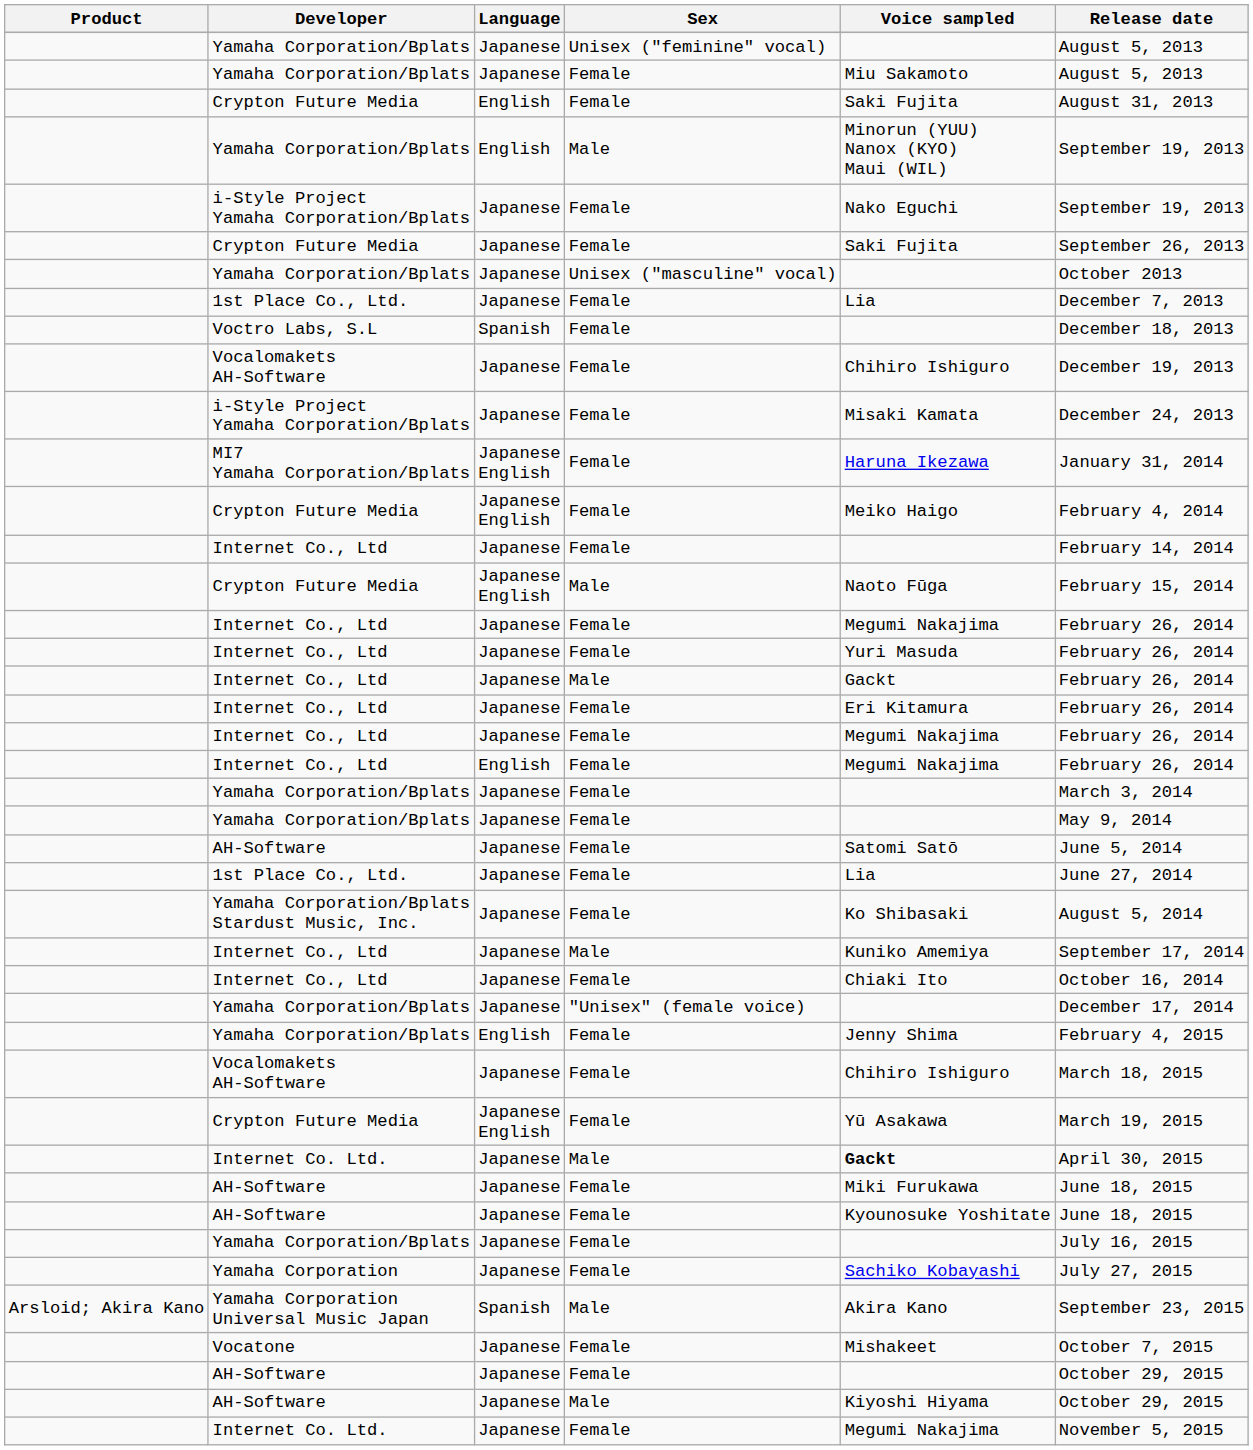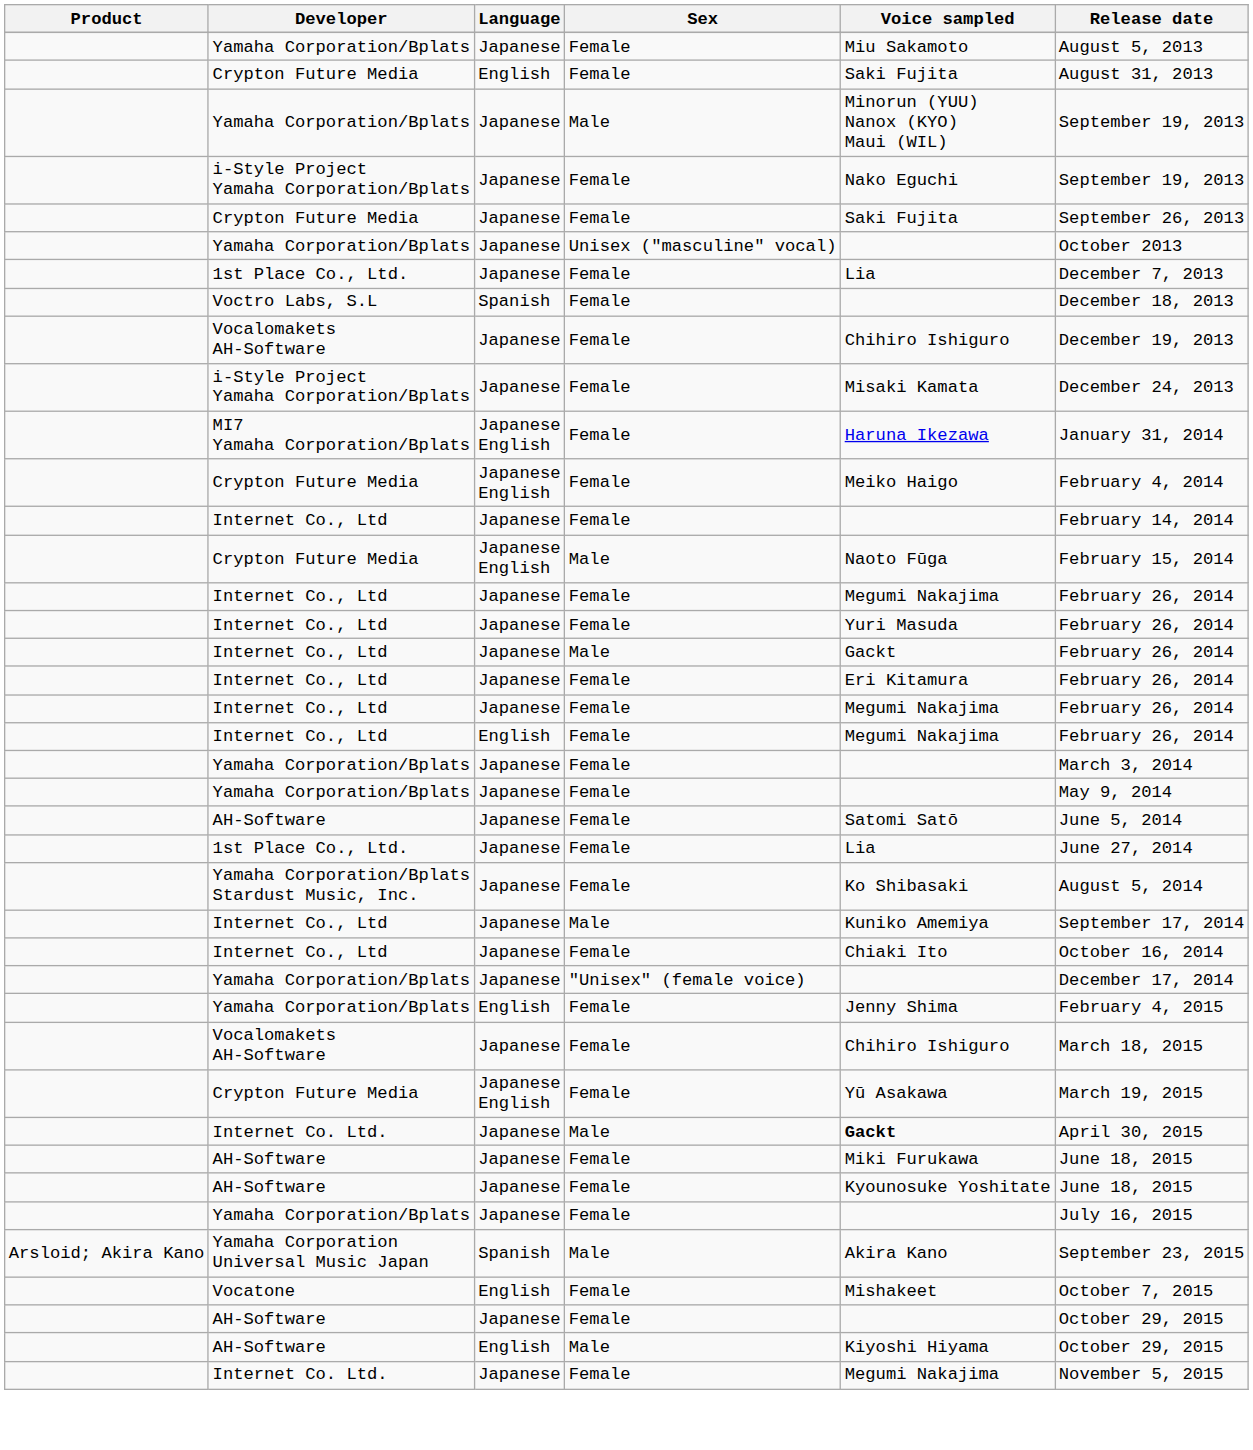- row: (341, 47)
(514, 150) English -> (519, 122) Japanese
- row: (305, 1271)
(519, 1347) Japanese -> (514, 1291) English
(519, 1403) Japanese -> (514, 1347) English
